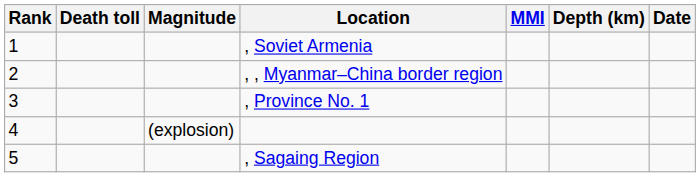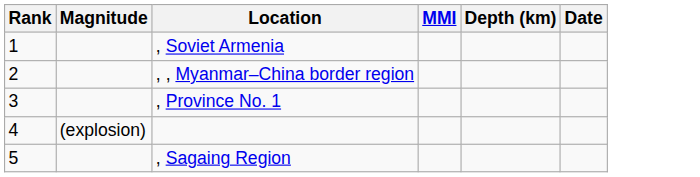- column: (100, 18)
